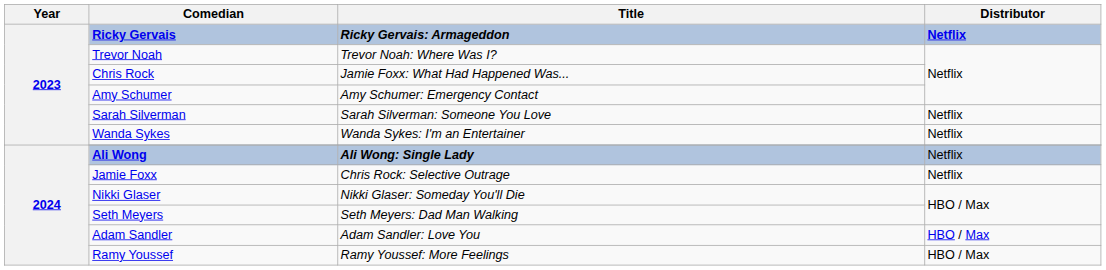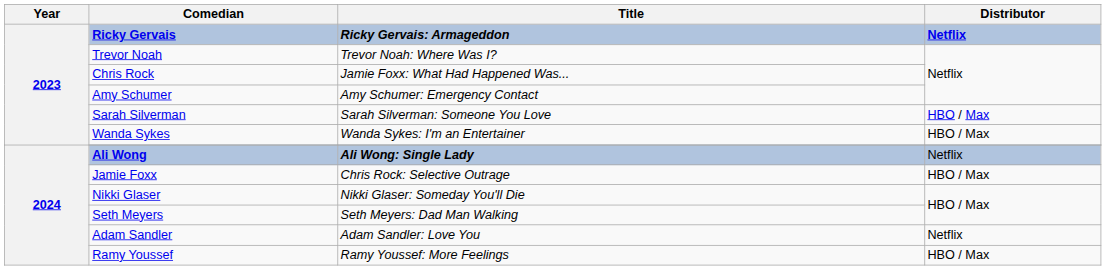(945, 114) Netflix -> (958, 114) HBO / Max
(945, 134) Netflix -> (958, 134) HBO / Max
(945, 174) Netflix -> (958, 174) HBO / Max
(958, 235) HBO / Max -> (945, 235) Netflix
